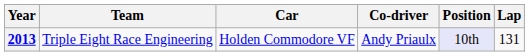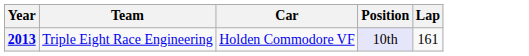- column: (399, 16)
(509, 39) 131 -> (428, 39) 161
